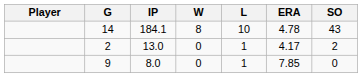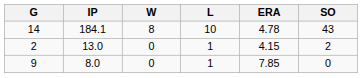- column: (45, 13)
(289, 47) 4.17 -> (269, 47) 4.15
